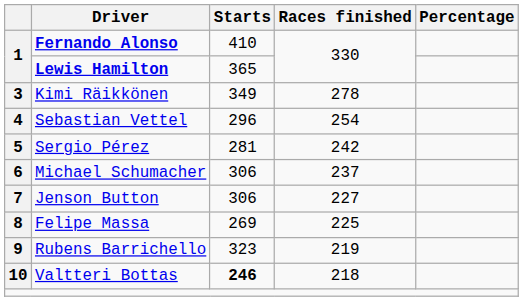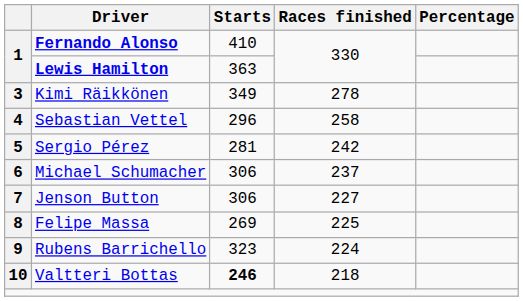(242, 69) 365 -> (242, 69) 363
(345, 121) 254 -> (345, 121) 258
(345, 250) 219 -> (345, 250) 224
